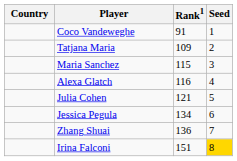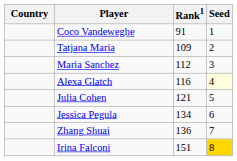(183, 65) 115 -> (183, 65) 112
(212, 81) no background -> (212, 81) lightyellow background
